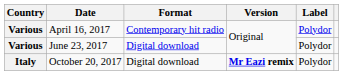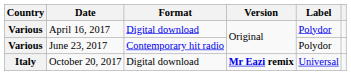(175, 29) Contemporary hit radio -> (163, 29) Digital download
(163, 45) Digital download -> (175, 45) Contemporary hit radio
(315, 62) Polydor -> (319, 62) Universal
